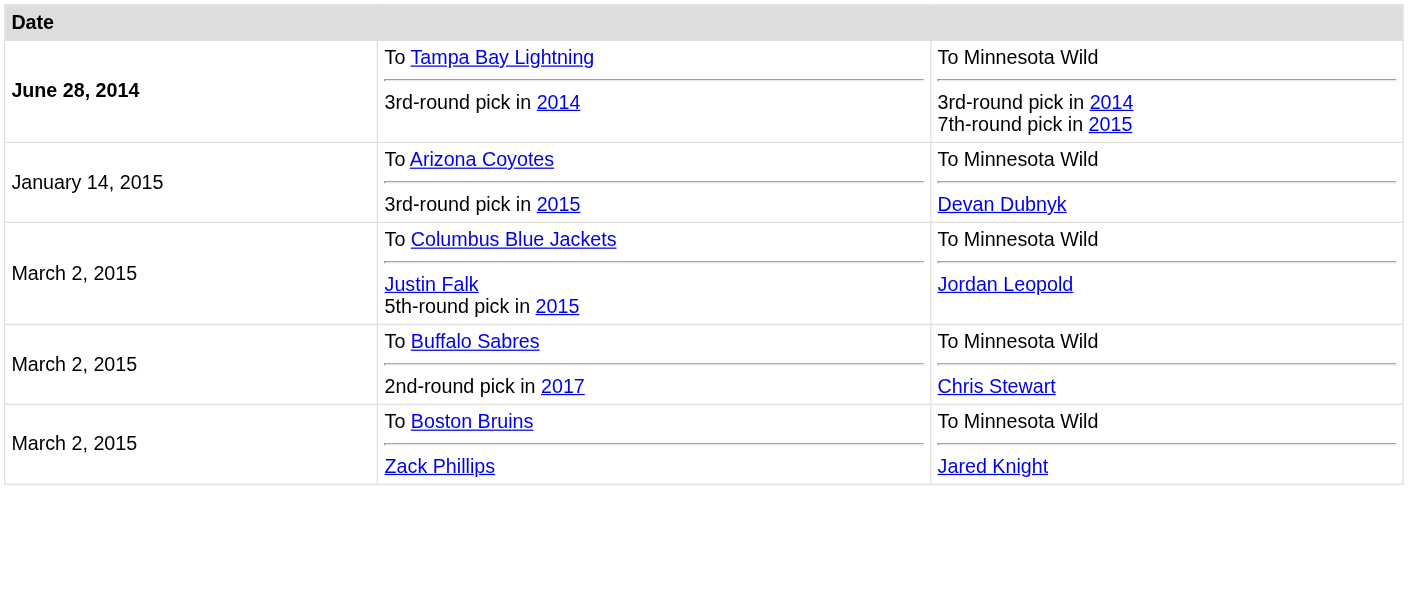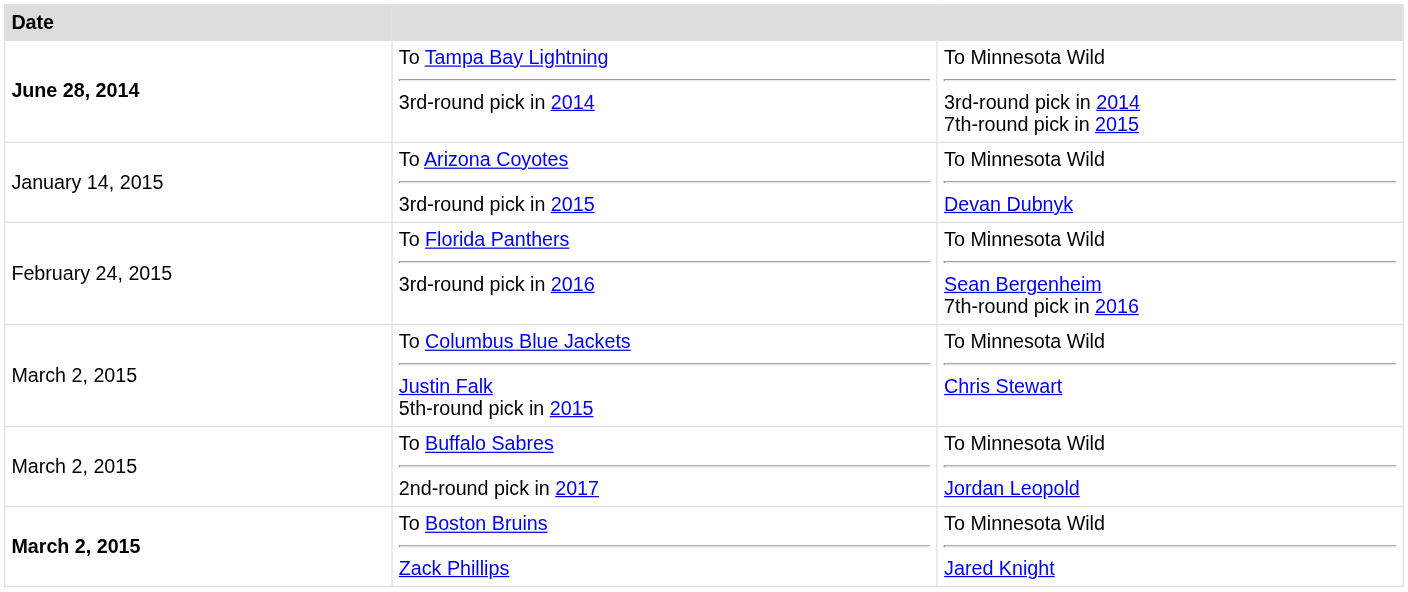+ row: (665, 262)
(1167, 262) To Minnesota Wild Jordan Leopold -> (1170, 364) To Minnesota Wild Chris Stewart
(1167, 364) To Minnesota Wild Chris Stewart -> (1170, 466) To Minnesota Wild Jordan Leopold
(74, 444) normal -> (76, 546) bold
